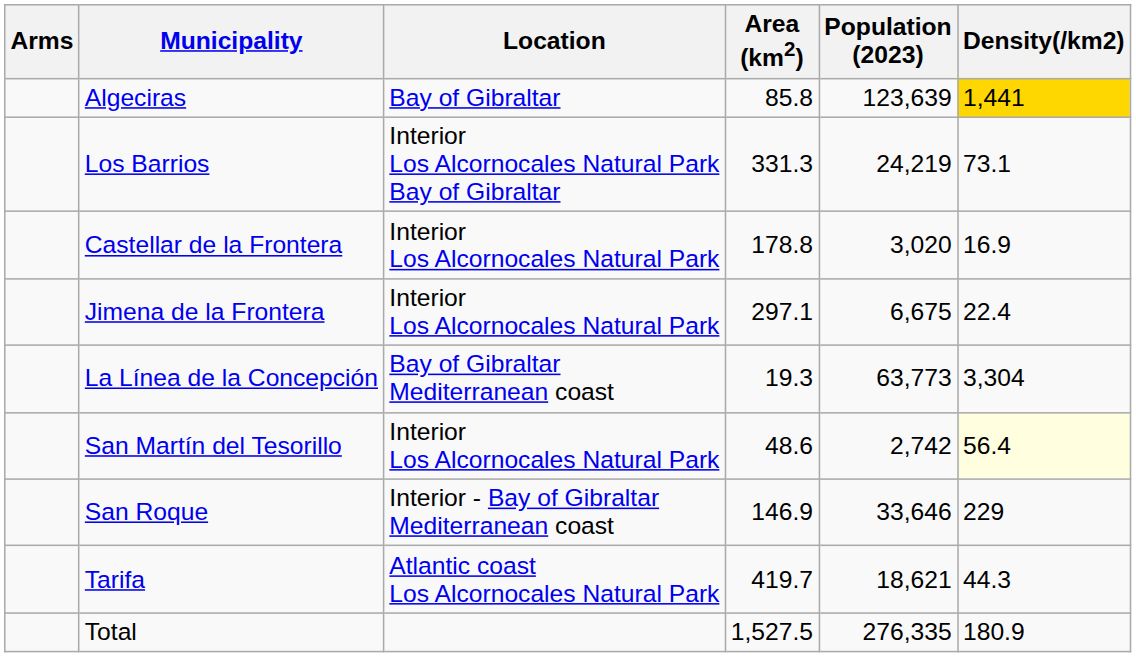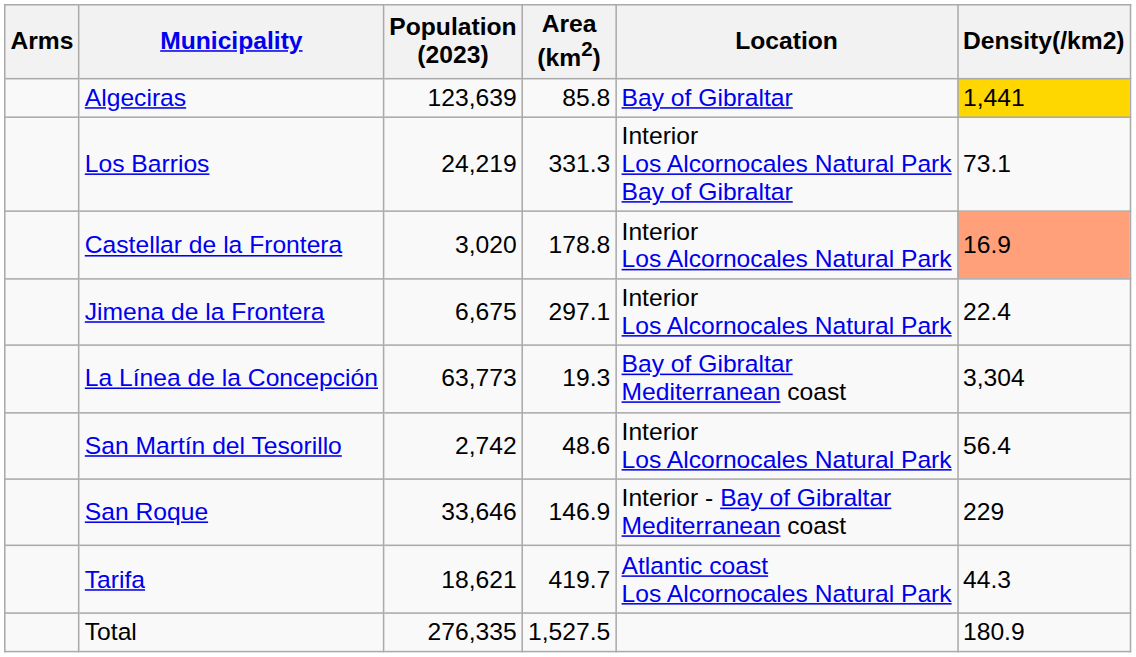columns swapped: (554, 41) <-> (888, 41)
(987, 244) no background -> (987, 244) lightsalmon background
(987, 445) lightyellow background -> (987, 445) no background
